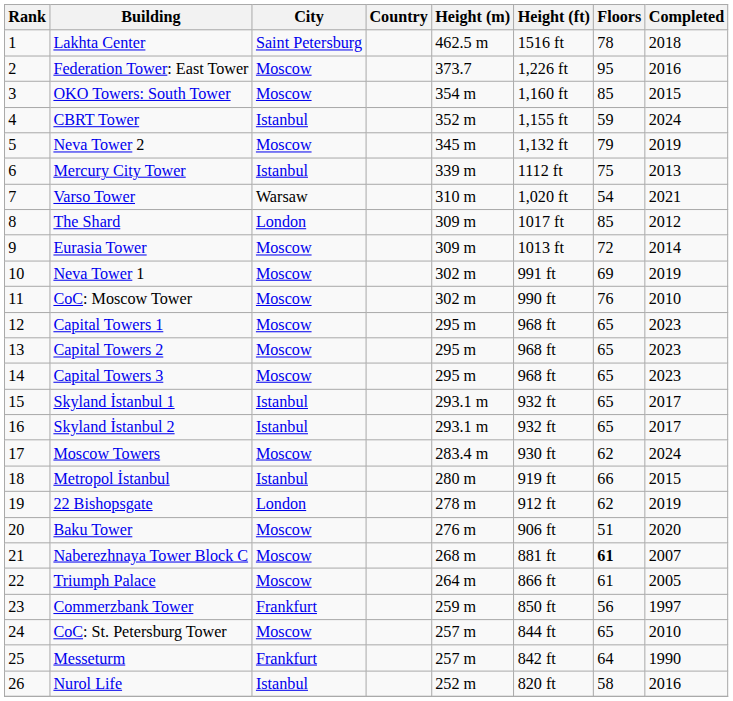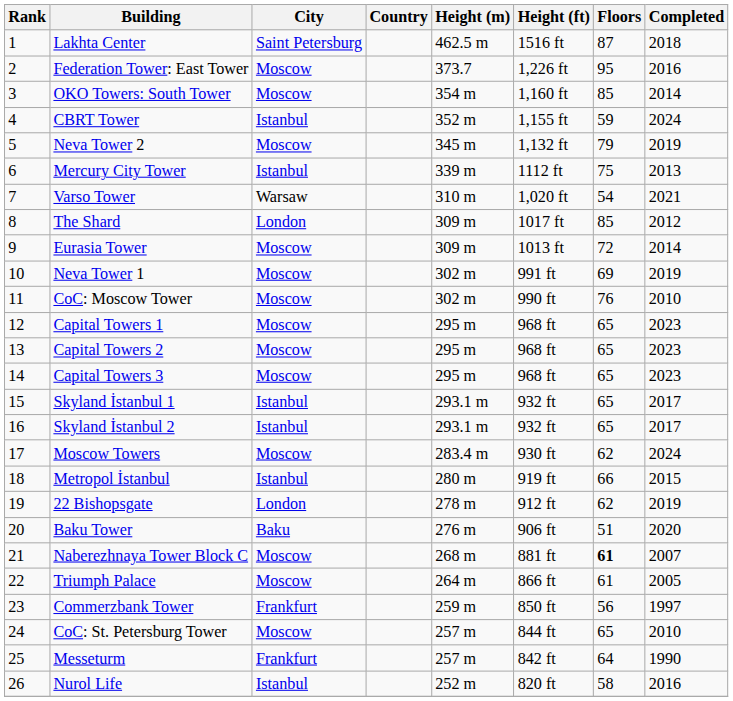(605, 42) 78 -> (605, 42) 87
(665, 94) 2015 -> (665, 94) 2014
(284, 529) Moscow -> (273, 529) Baku
